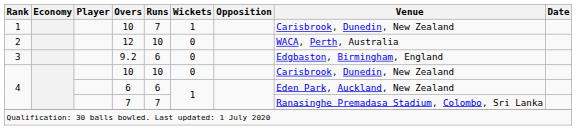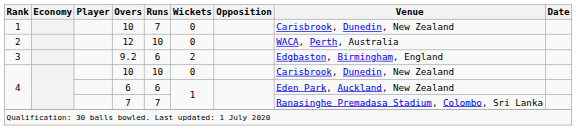(192, 27) 1 -> (192, 27) 0
(192, 57) 0 -> (192, 57) 2
